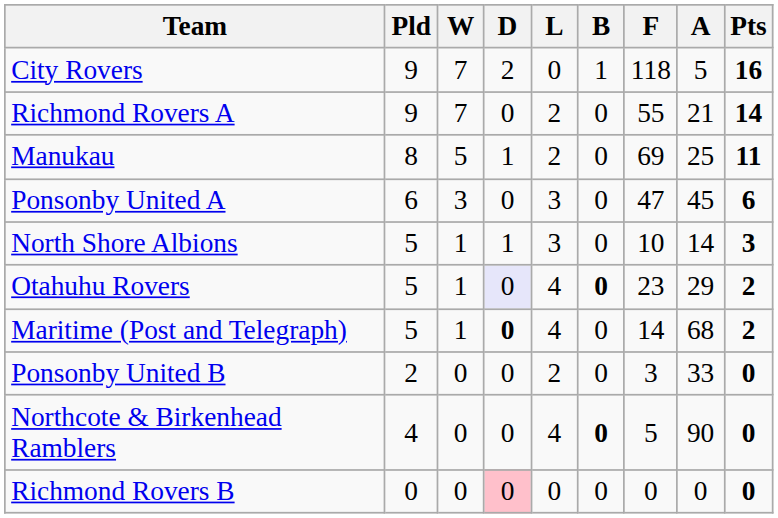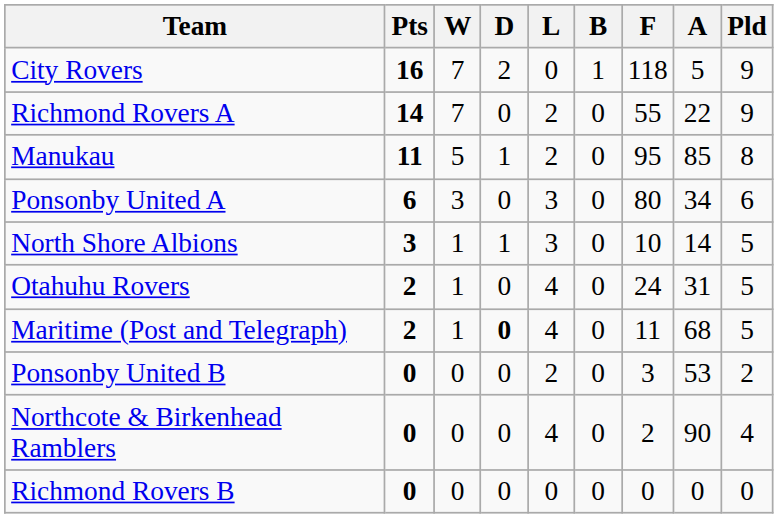columns swapped: (411, 26) <-> (749, 26)
(701, 112) 21 -> (697, 112) 22
(651, 156) 69 -> (648, 156) 95
(701, 156) 25 -> (697, 156) 85
(651, 199) 47 -> (648, 199) 80
(701, 199) 45 -> (697, 199) 34
(507, 286) lavender background -> (504, 286) no background
(601, 286) bold -> (598, 286) normal
(651, 286) 23 -> (648, 286) 24
(701, 286) 29 -> (697, 286) 31
(651, 329) 14 -> (648, 329) 11
(701, 373) 33 -> (697, 373) 53
(601, 432) bold -> (598, 432) normal
(651, 432) 5 -> (648, 432) 2
(507, 490) pink background -> (504, 490) no background
